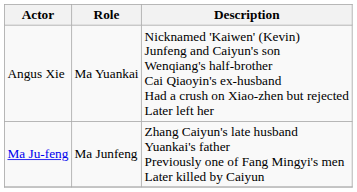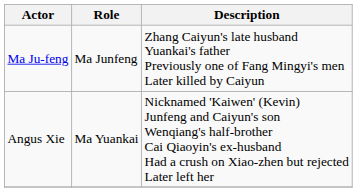rows swapped: (38, 154) <-> (36, 73)
